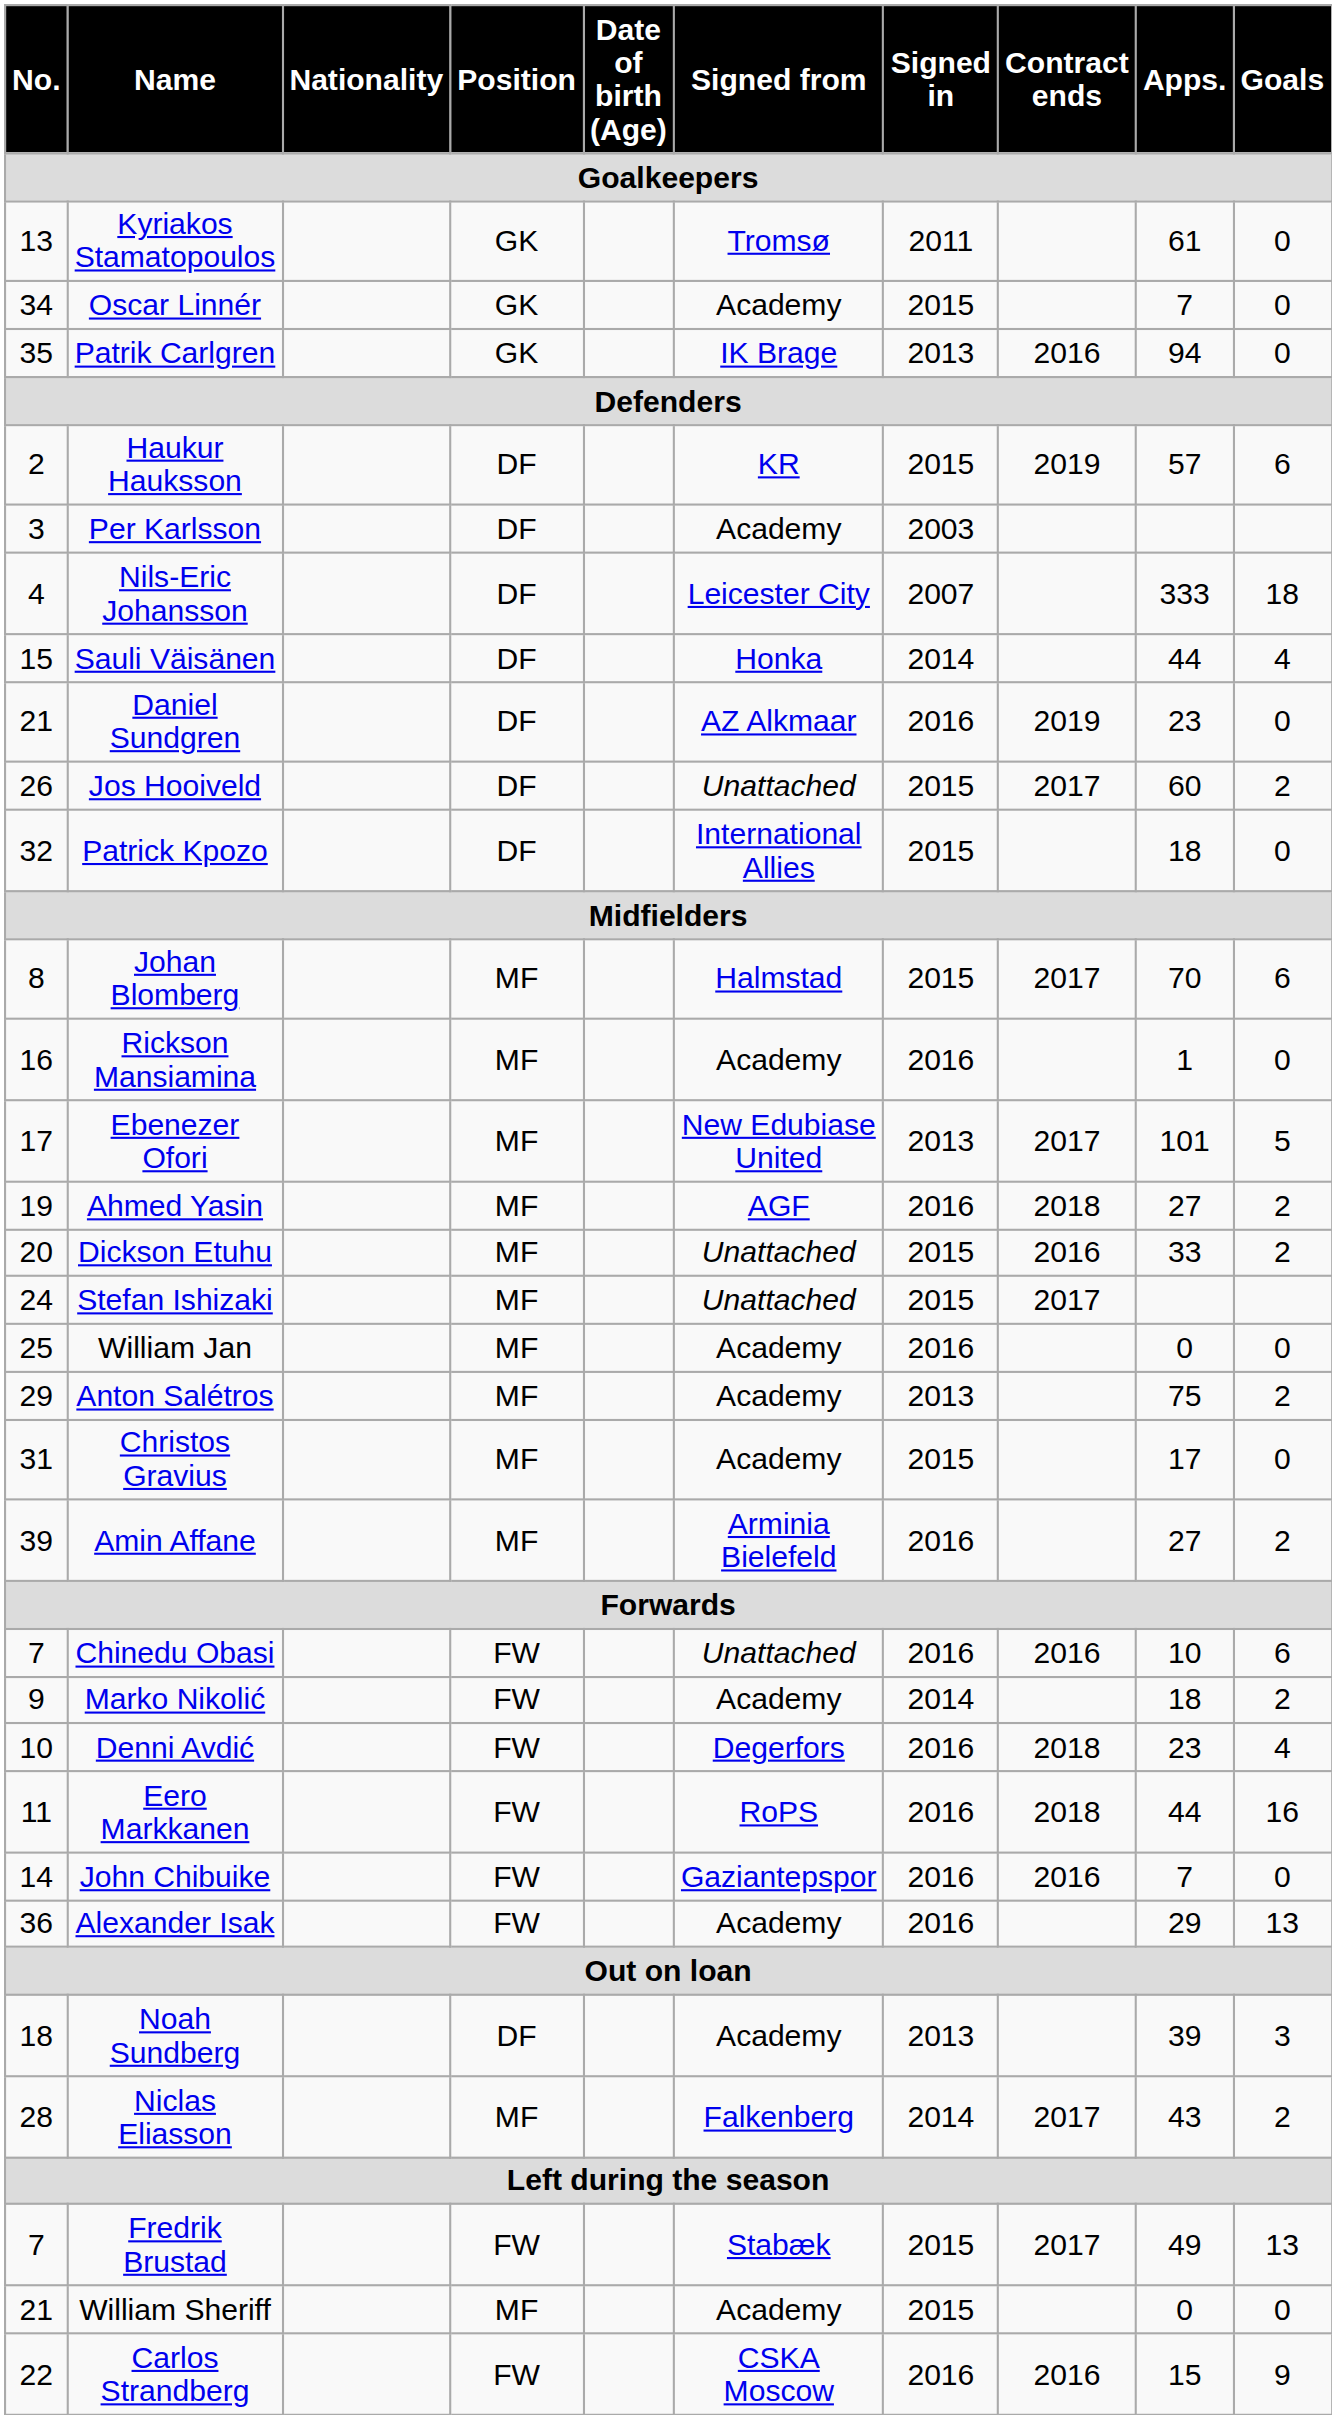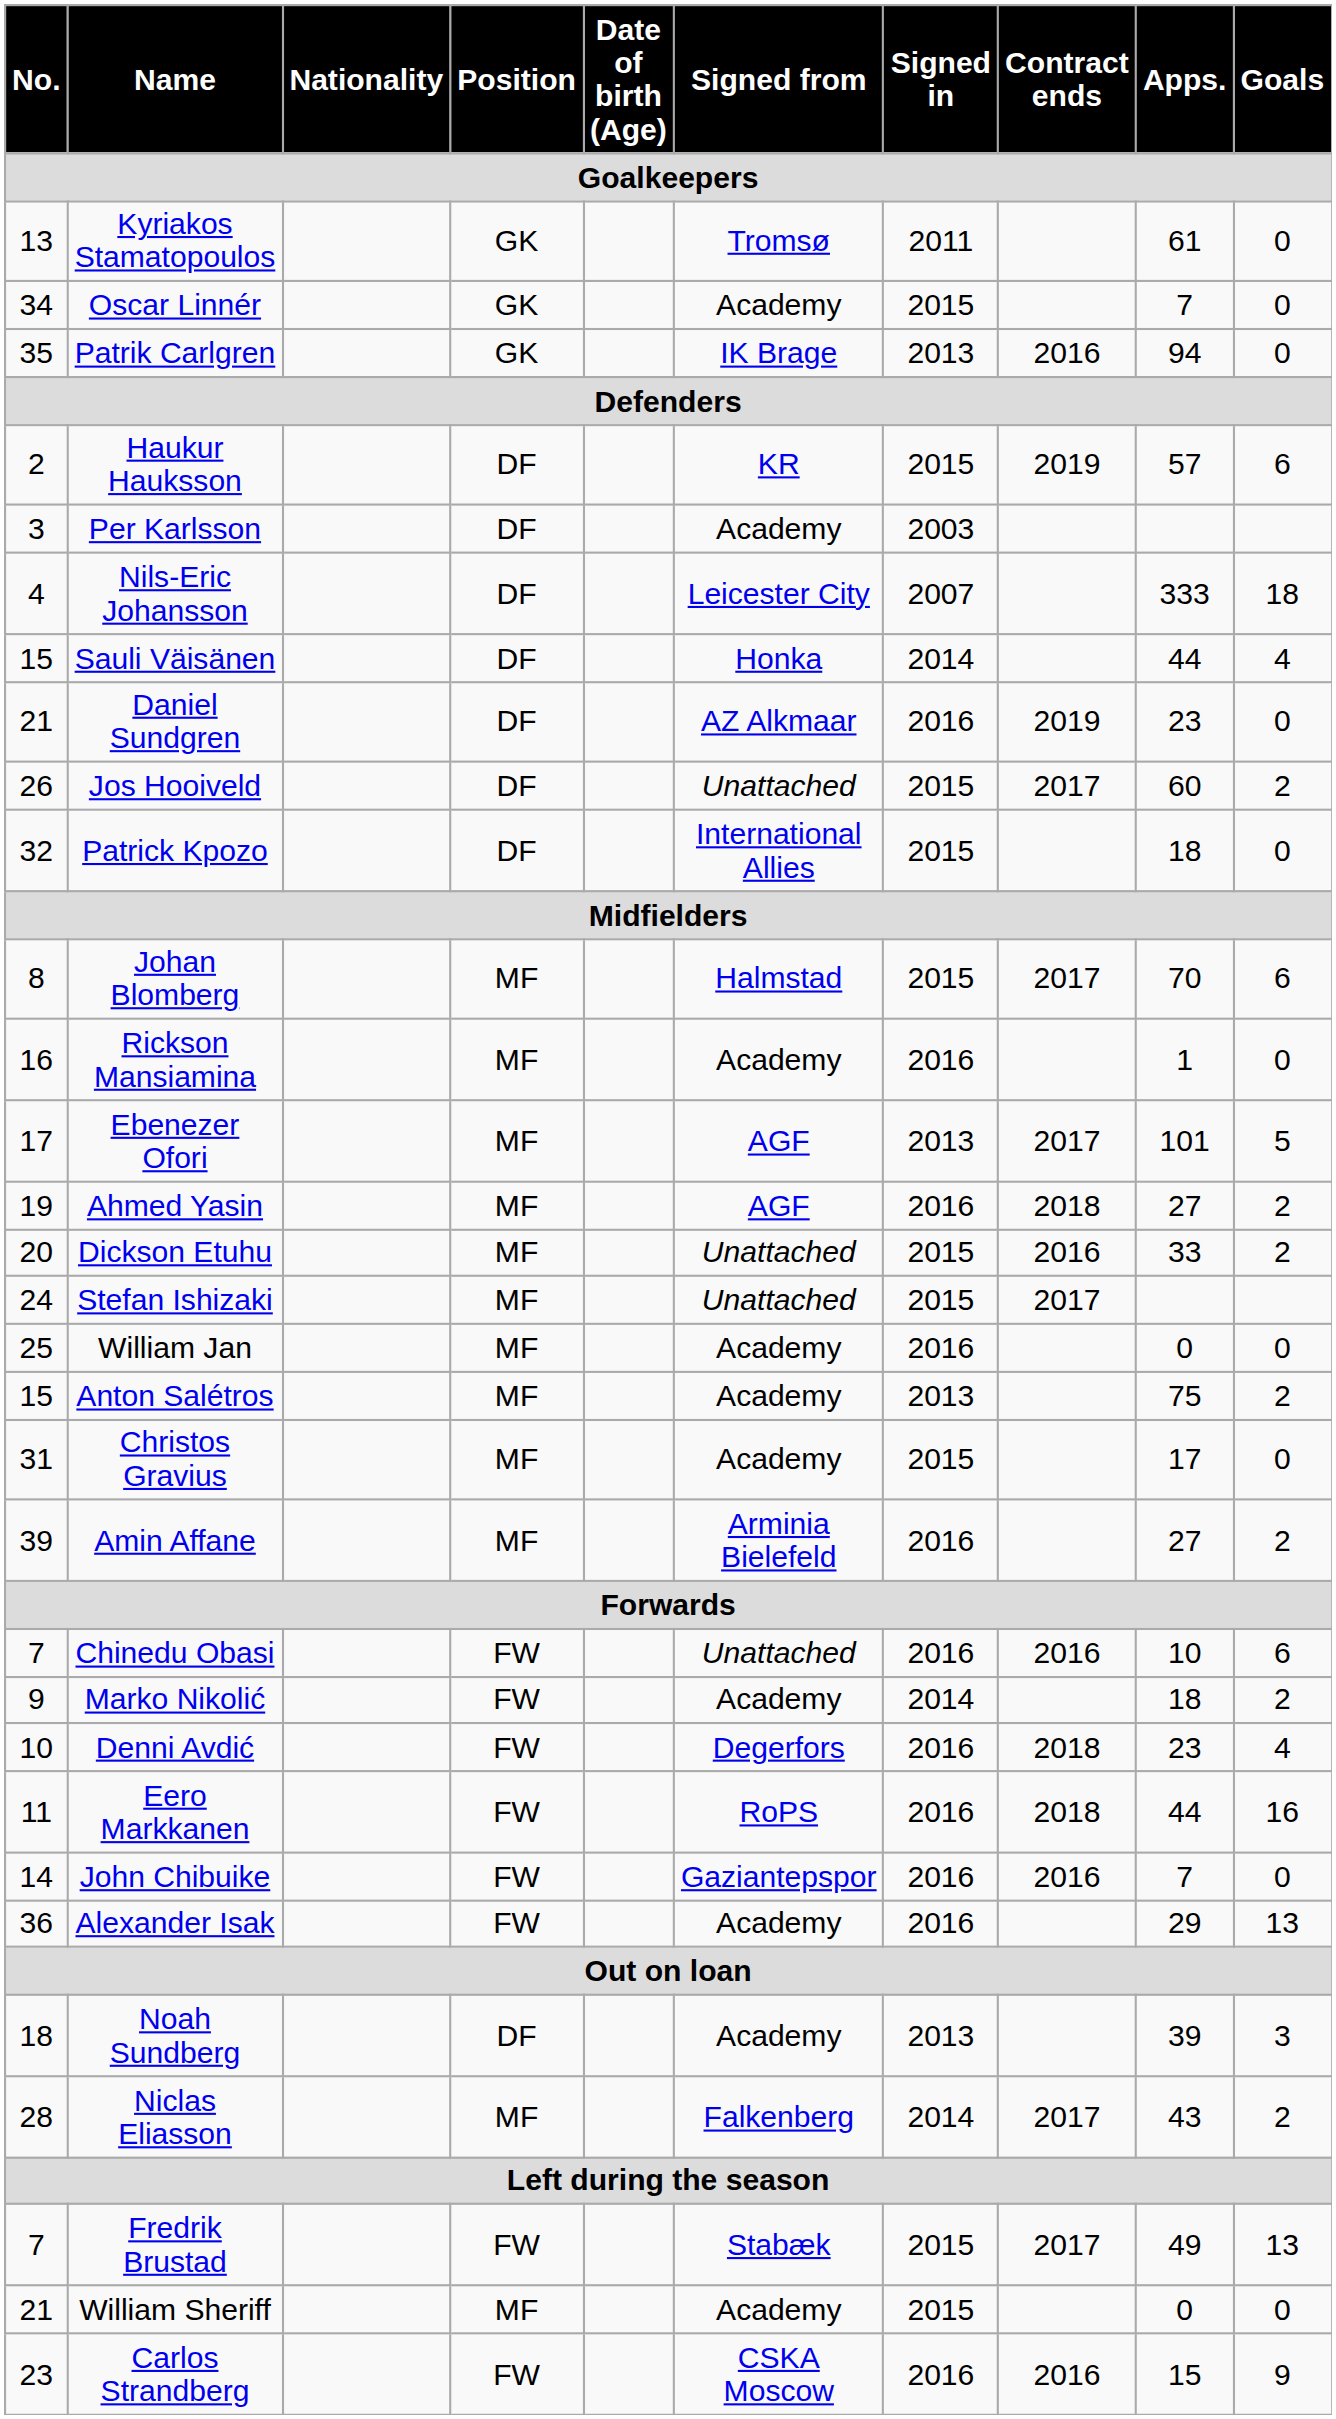(779, 1141) New Edubiase United -> (779, 1141) AGF
(36, 1396) 29 -> (36, 1396) 15
(36, 2374) 22 -> (36, 2374) 23
